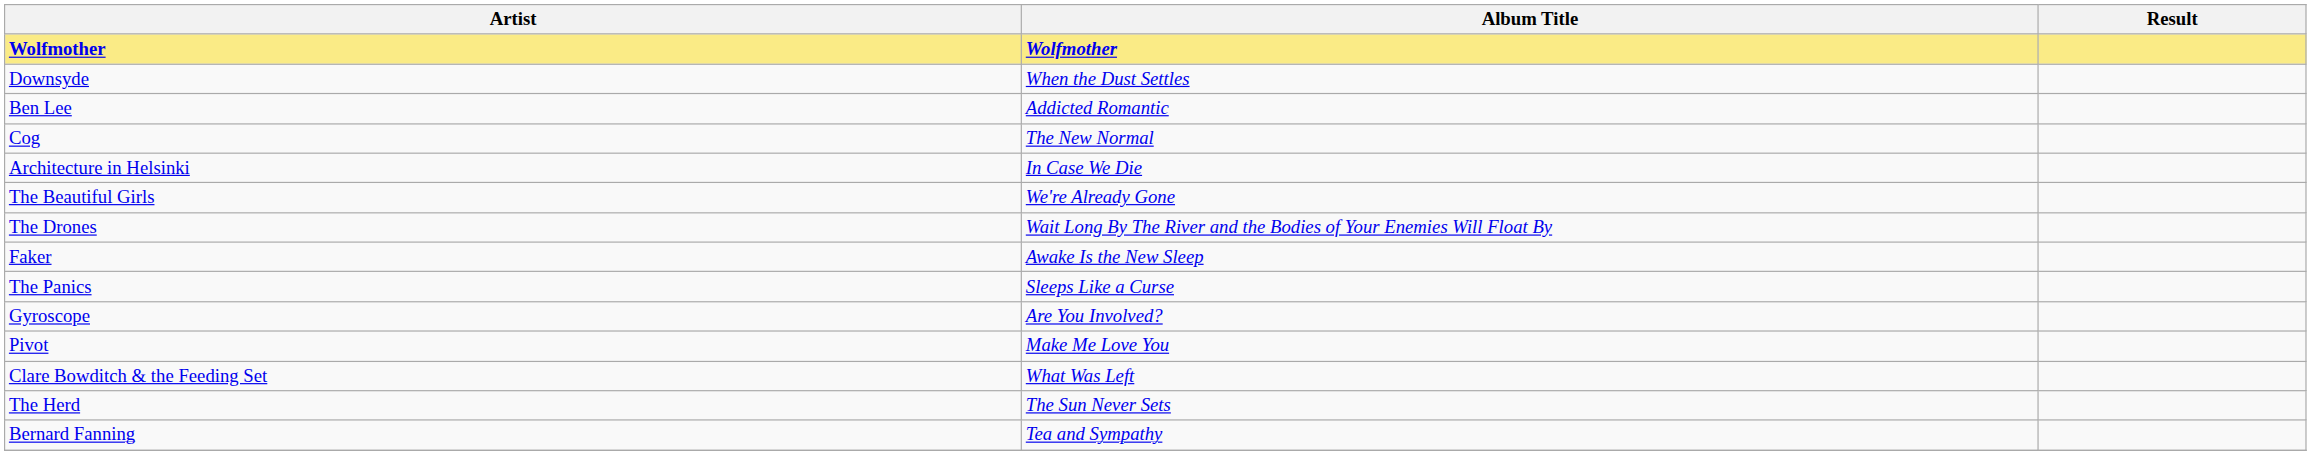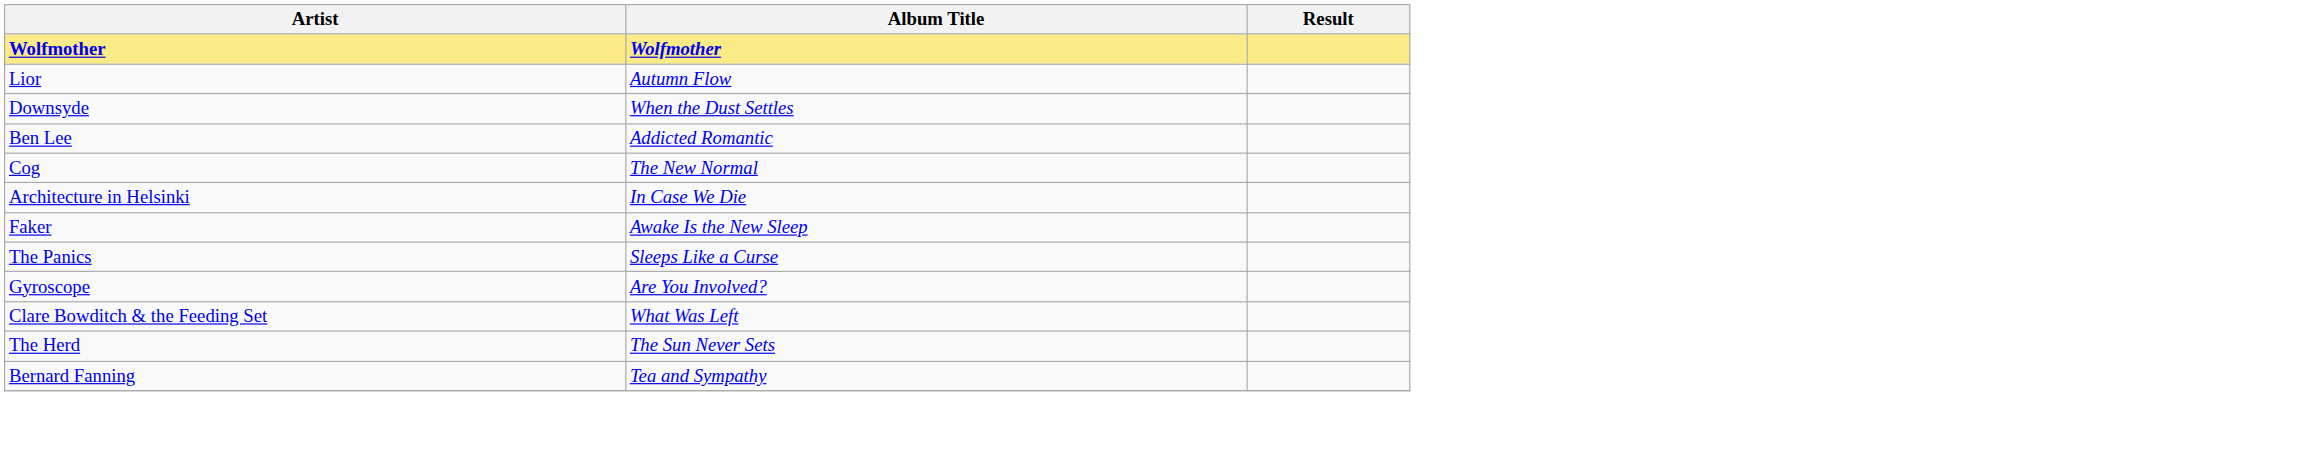+ row: (25, 78)
- row: (82, 197)
- row: (53, 227)
- row: (29, 345)
